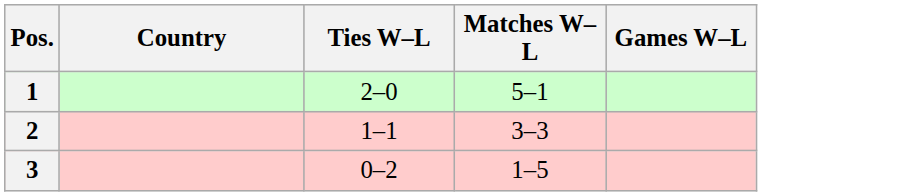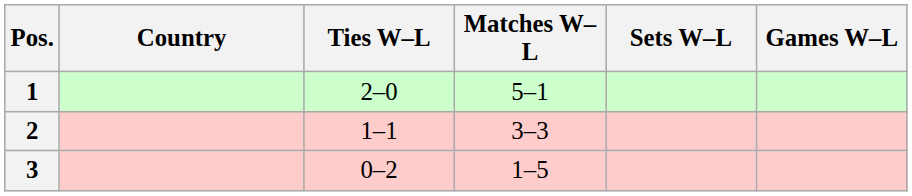+ column: (681, 38)
